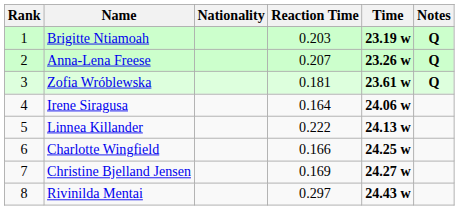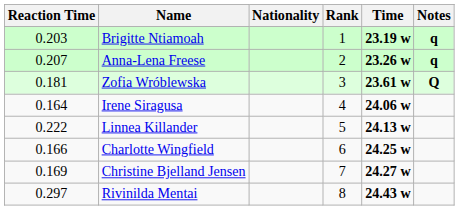columns swapped: (24, 15) <-> (315, 15)
(434, 37) Q -> (434, 37) q
(434, 60) Q -> (434, 60) q
